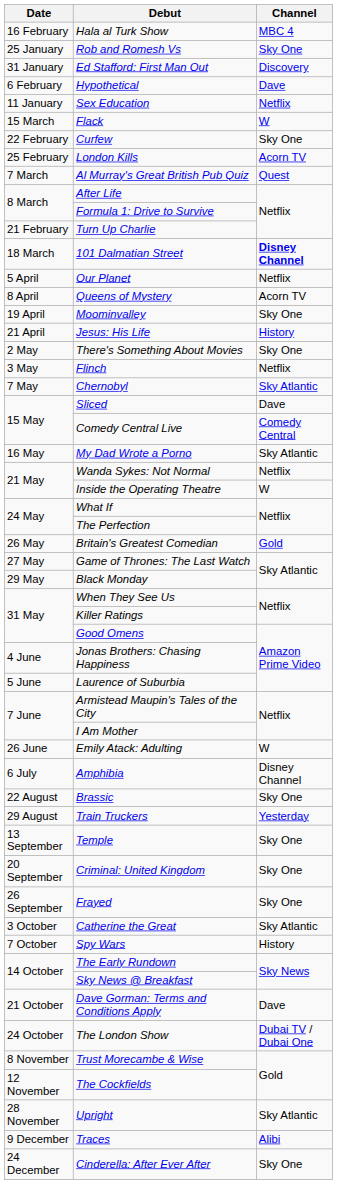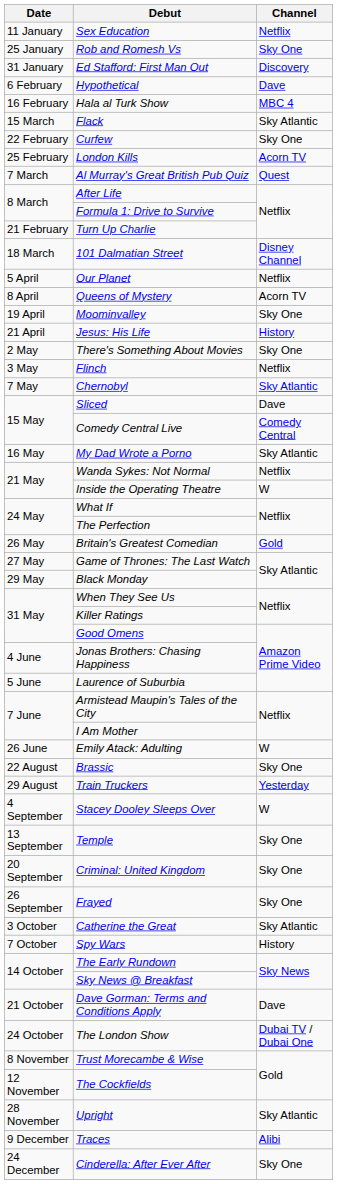rows swapped: (113, 103) <-> (122, 31)
(264, 121) W -> (288, 121) Sky Atlantic
(281, 254) bold -> (280, 254) normal
- row: (100, 773)
+ row: (146, 809)
